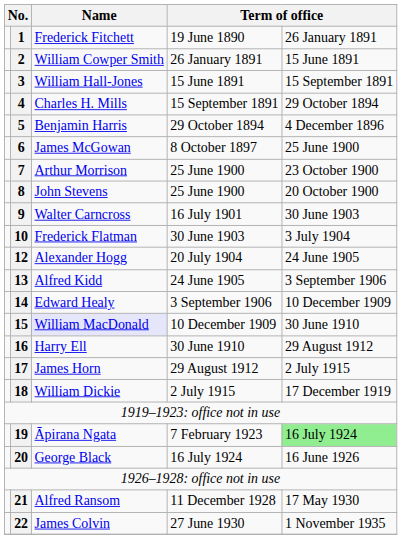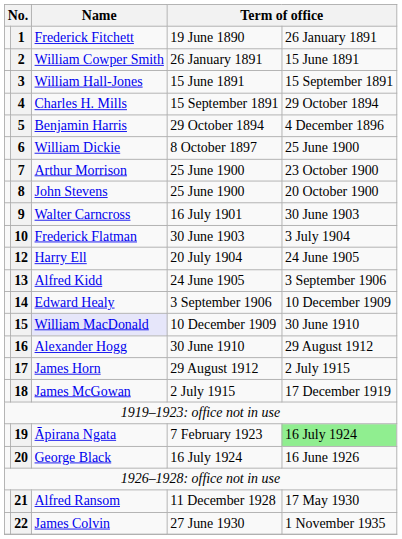(83, 147) James McGowan -> (77, 147) William Dickie
(81, 258) Alexander Hogg -> (61, 258) Harry Ell
(61, 346) Harry Ell -> (81, 346) Alexander Hogg
(77, 390) William Dickie -> (83, 390) James McGowan
